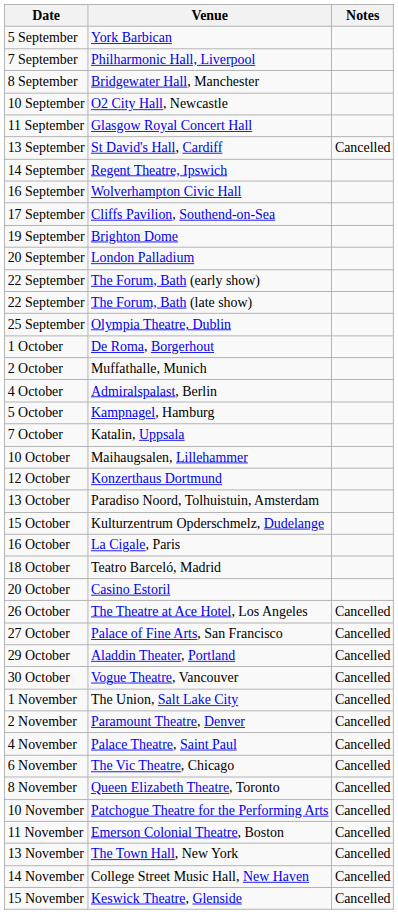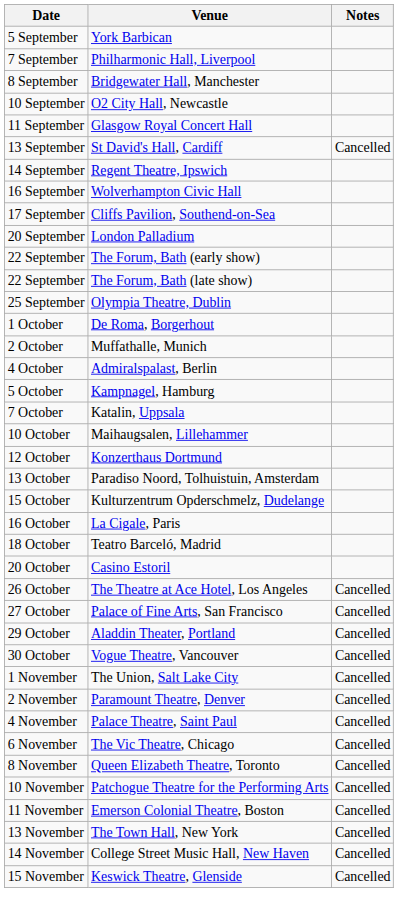- row: (134, 236)
